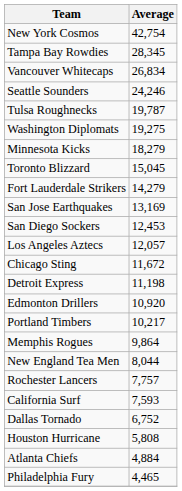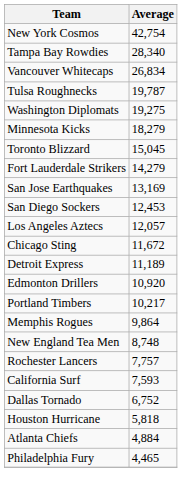(148, 52) 28,345 -> (148, 52) 28,340
- row: (48, 91)
(148, 284) 11,198 -> (148, 264) 11,189
(145, 361) 8,044 -> (145, 341) 8,748
(145, 438) 5,808 -> (145, 419) 5,818
